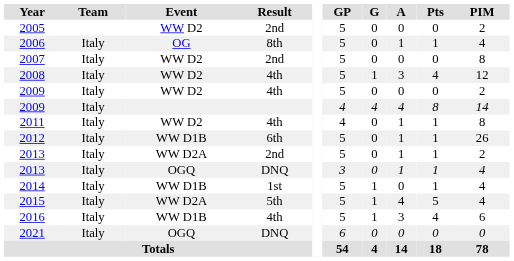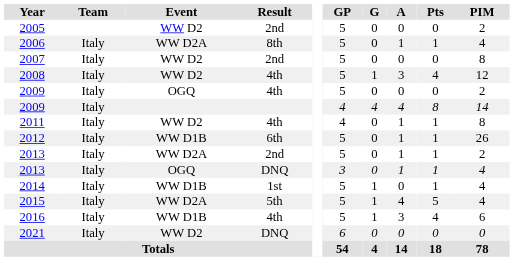(181, 43) OG -> (181, 43) WW D2A
(181, 91) WW D2 -> (181, 91) OGQ
(181, 233) OGQ -> (181, 233) WW D2
